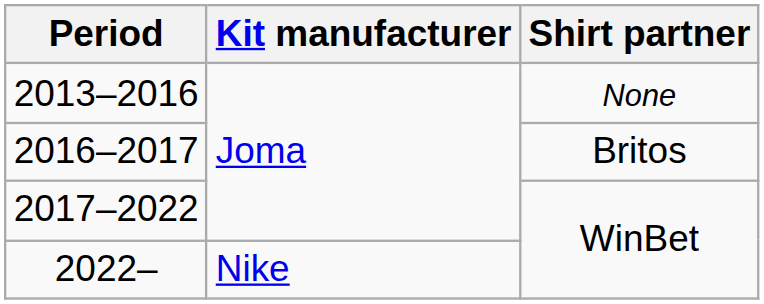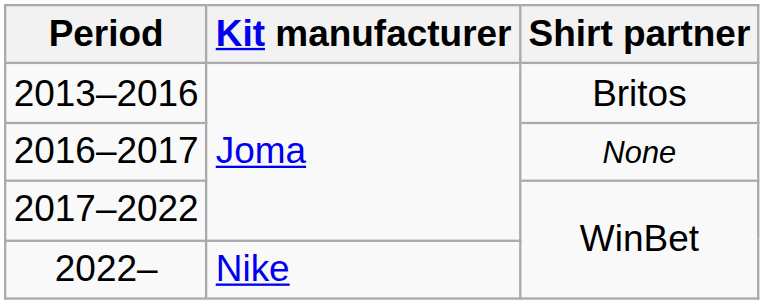(639, 94) None -> (639, 92) Britos
(639, 151) Britos -> (639, 153) None
